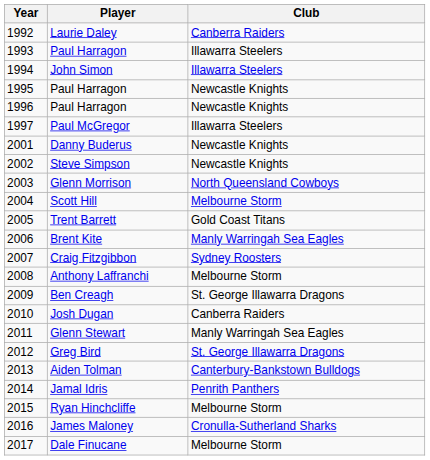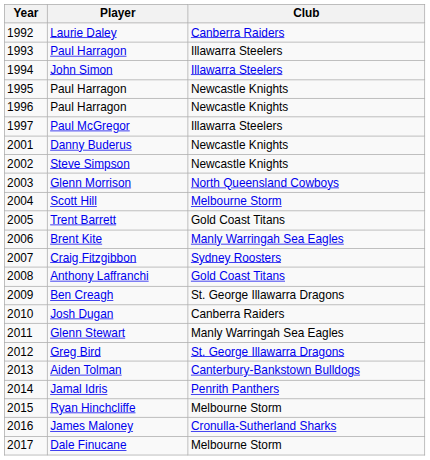(236, 276) Melbourne Storm -> (238, 276) Gold Coast Titans
